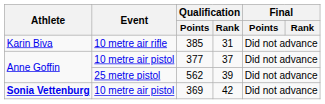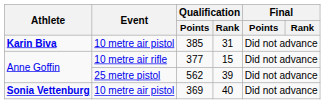(30, 44) normal -> (32, 44) bold
(131, 44) 10 metre air rifle -> (134, 44) 10 metre air pistol
(134, 60) 10 metre air pistol -> (131, 60) 10 metre air rifle
(228, 60) 37 -> (228, 60) 15
(228, 91) 42 -> (228, 91) 40
